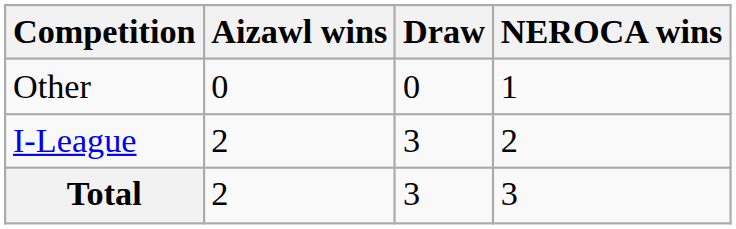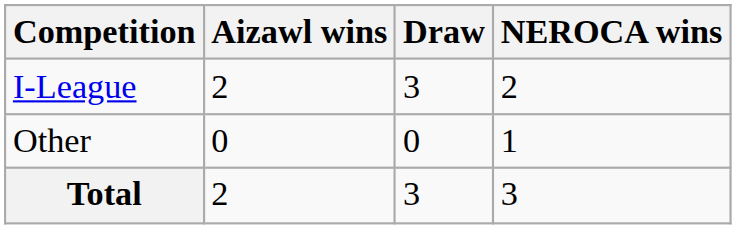rows swapped: (75, 140) <-> (52, 85)
